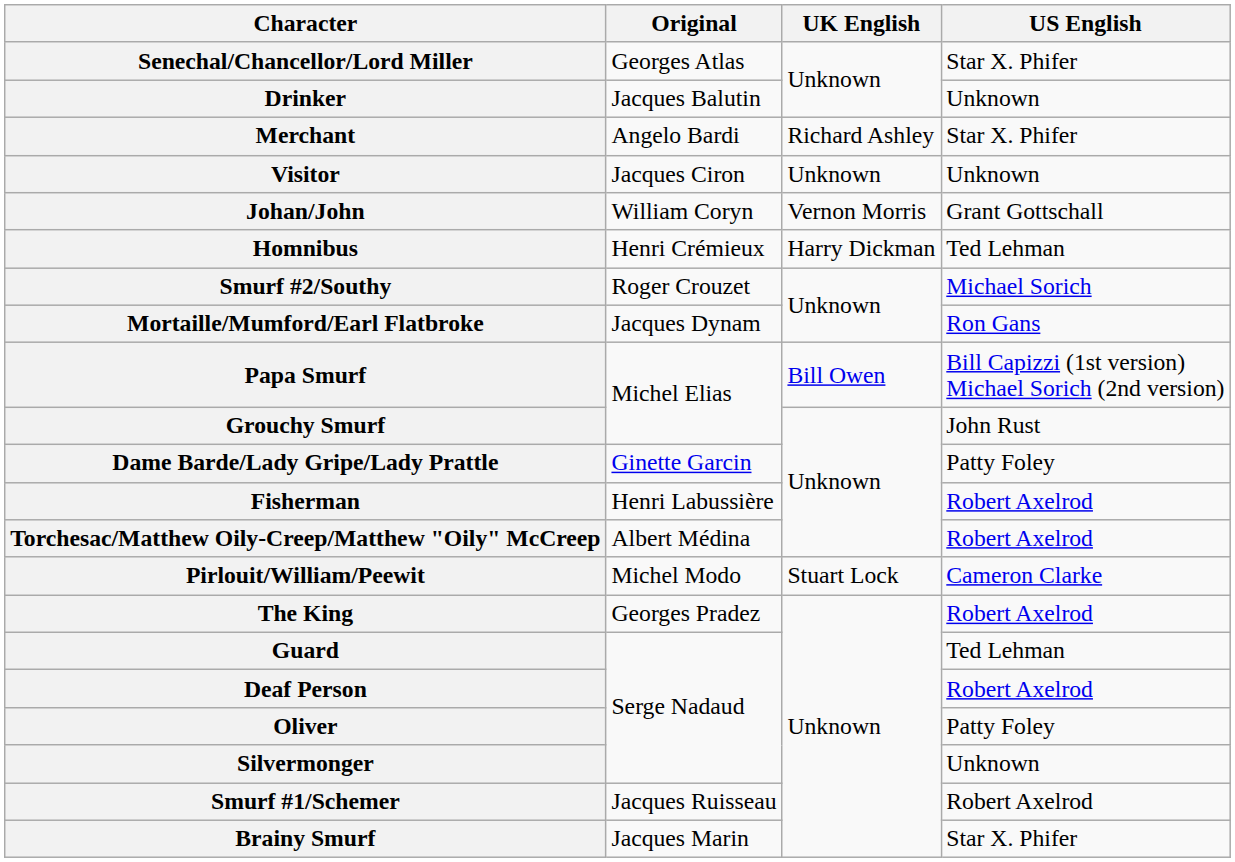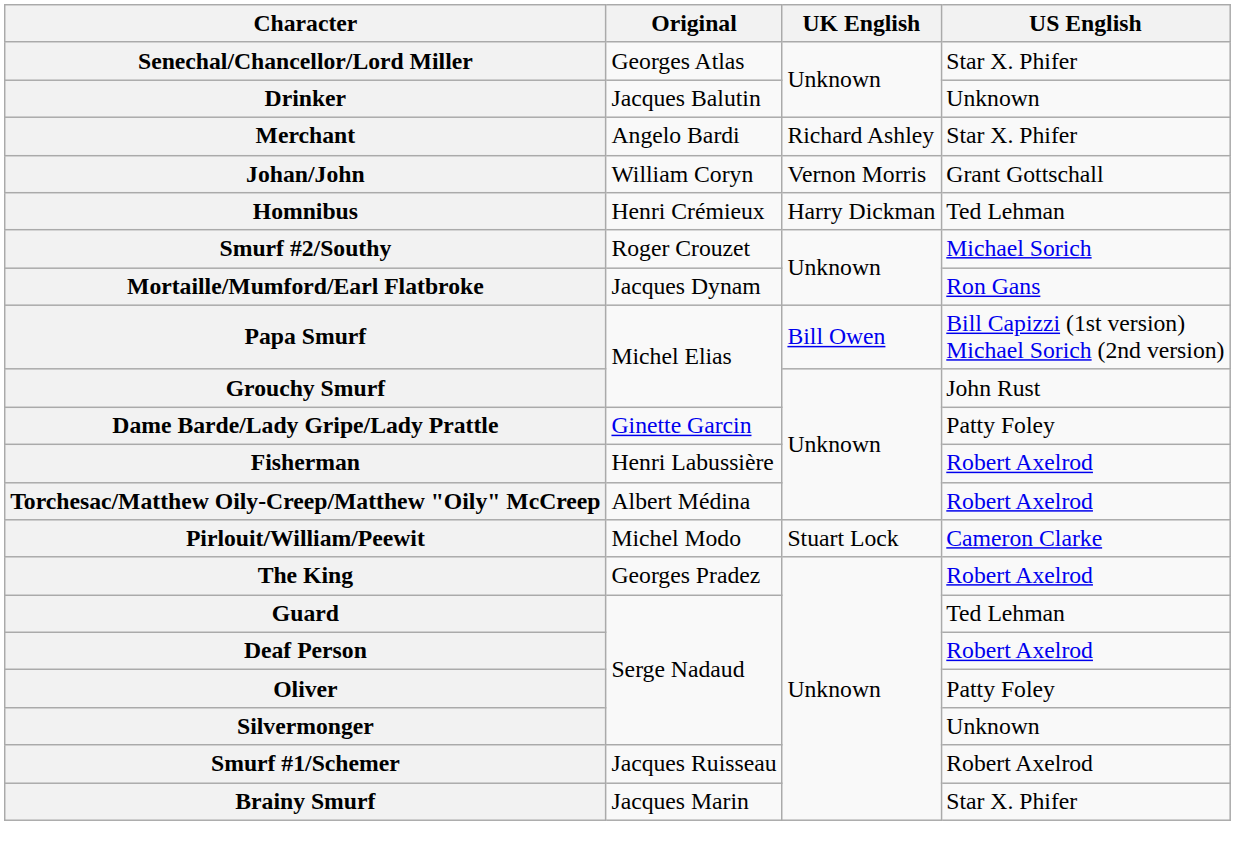- row: (305, 173)
